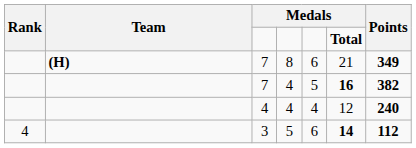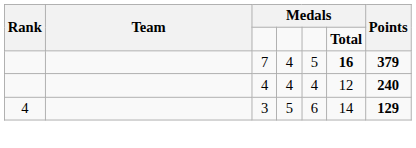- row: (265, 62)
(388, 85) 382 -> (388, 62) 379
(346, 131) bold -> (346, 108) normal
(388, 131) 112 -> (388, 108) 129
